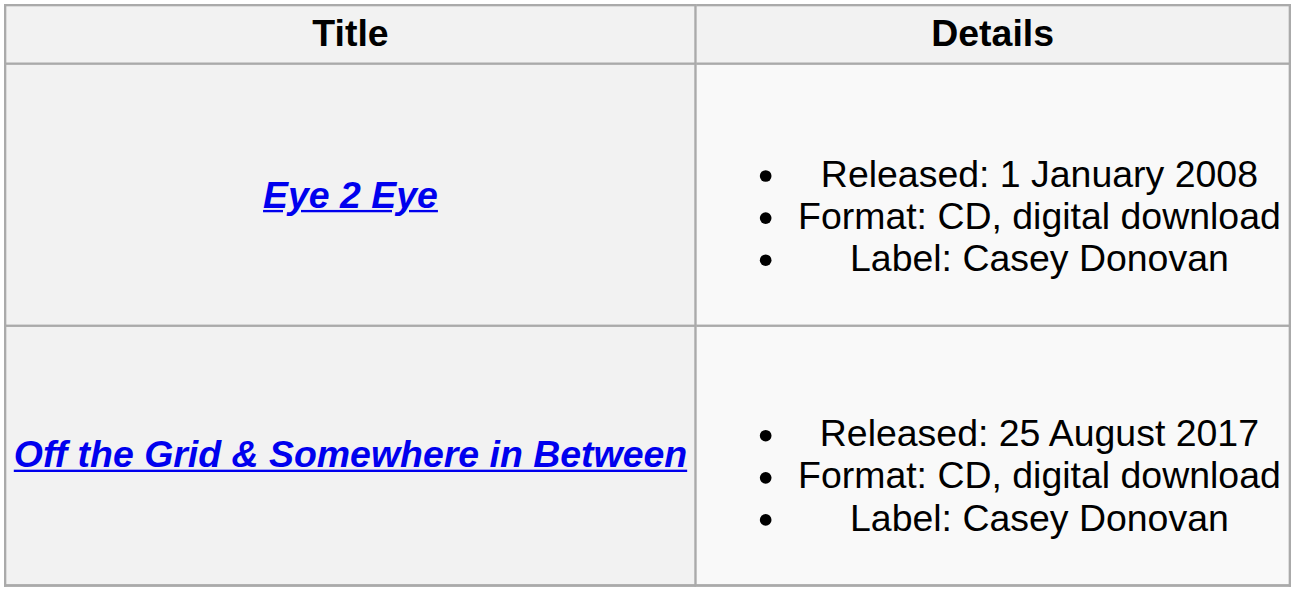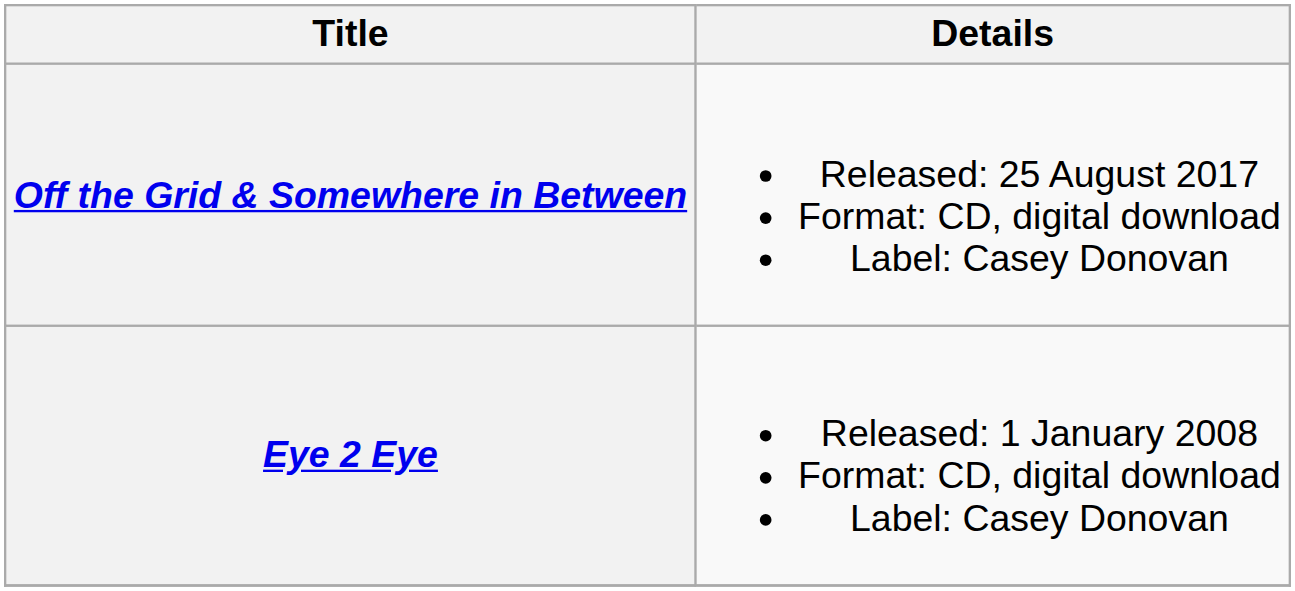rows swapped: (350, 194) <-> (350, 454)
